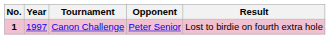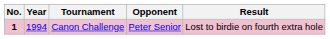(37, 27) 1997 -> (37, 27) 1994
